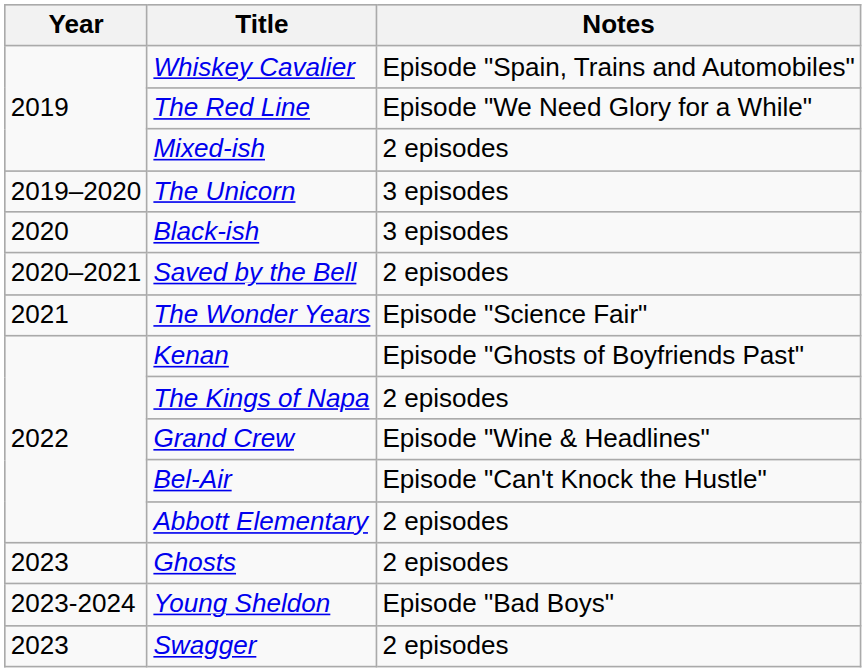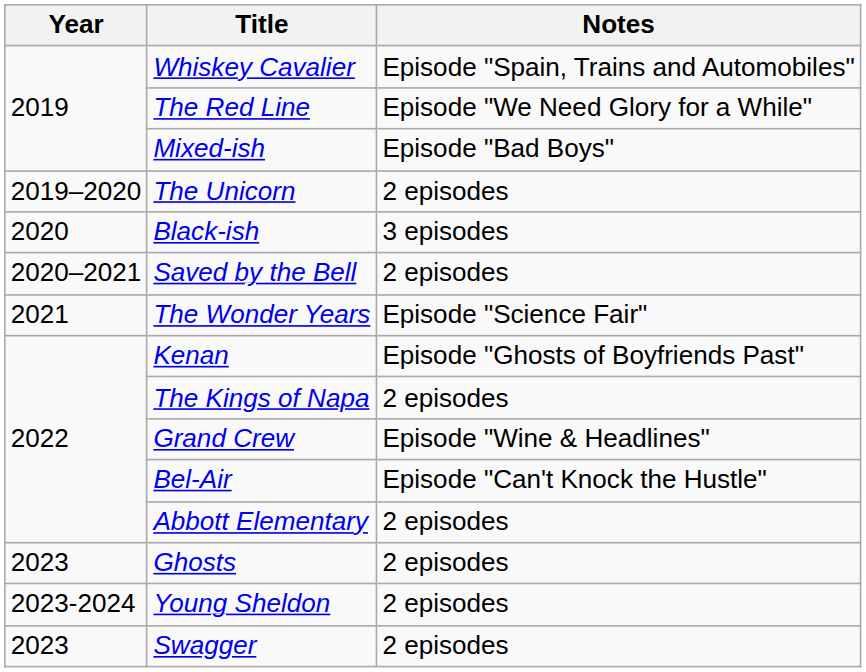(445, 149) 2 episodes -> (498, 149) Episode "Bad Boys"
(445, 190) 3 episodes -> (445, 190) 2 episodes
(498, 604) Episode "Bad Boys" -> (445, 604) 2 episodes
